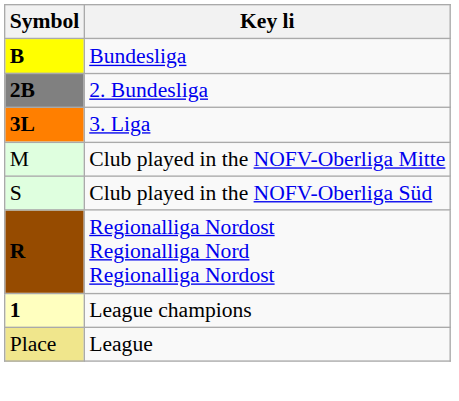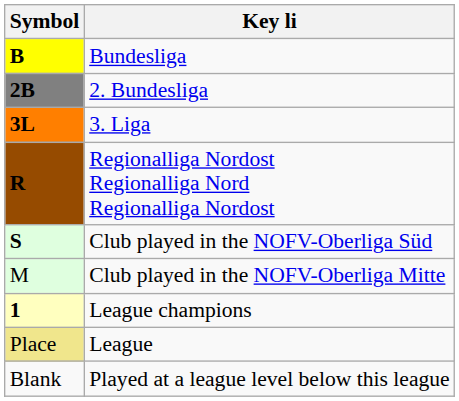rows swapped: (182, 251) <-> (267, 158)
(16, 192) normal -> (16, 241) bold
+ row: (269, 378)
